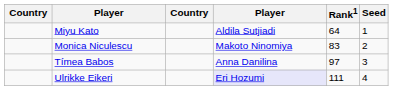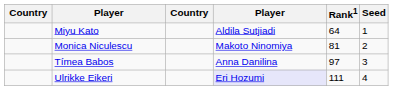(334, 46) 83 -> (334, 46) 81
